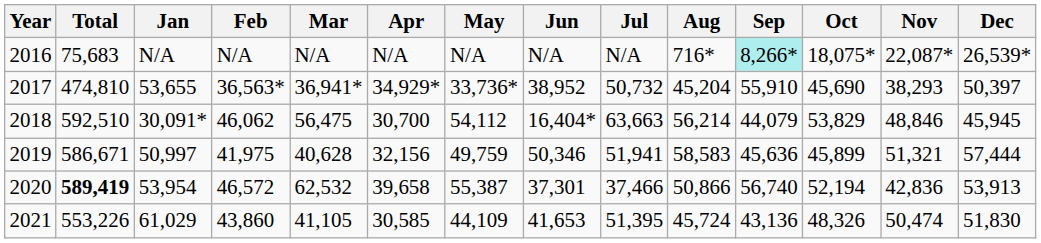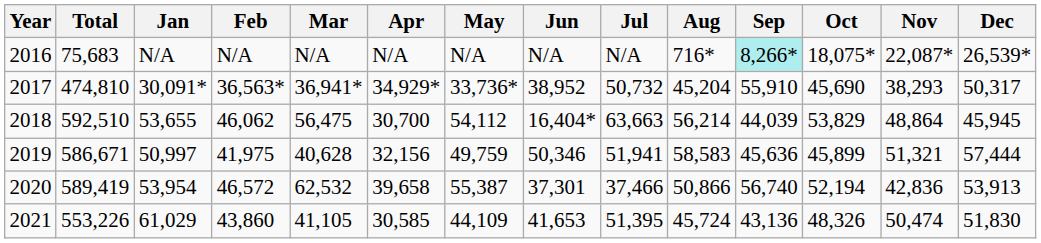(168, 87) 53,655 -> (173, 87) 30,091*
(992, 87) 50,397 -> (992, 87) 50,317
(173, 120) 30,091* -> (168, 120) 53,655
(769, 120) 44,079 -> (769, 120) 44,039
(914, 120) 48,846 -> (914, 120) 48,864
(95, 187) bold -> (95, 187) normal
